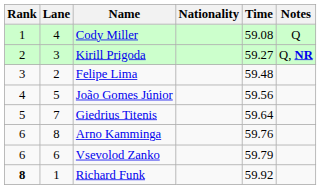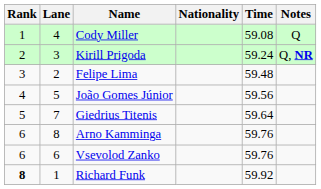(259, 54) 59.27 -> (259, 54) 59.24
(259, 154) 59.79 -> (259, 154) 59.76
